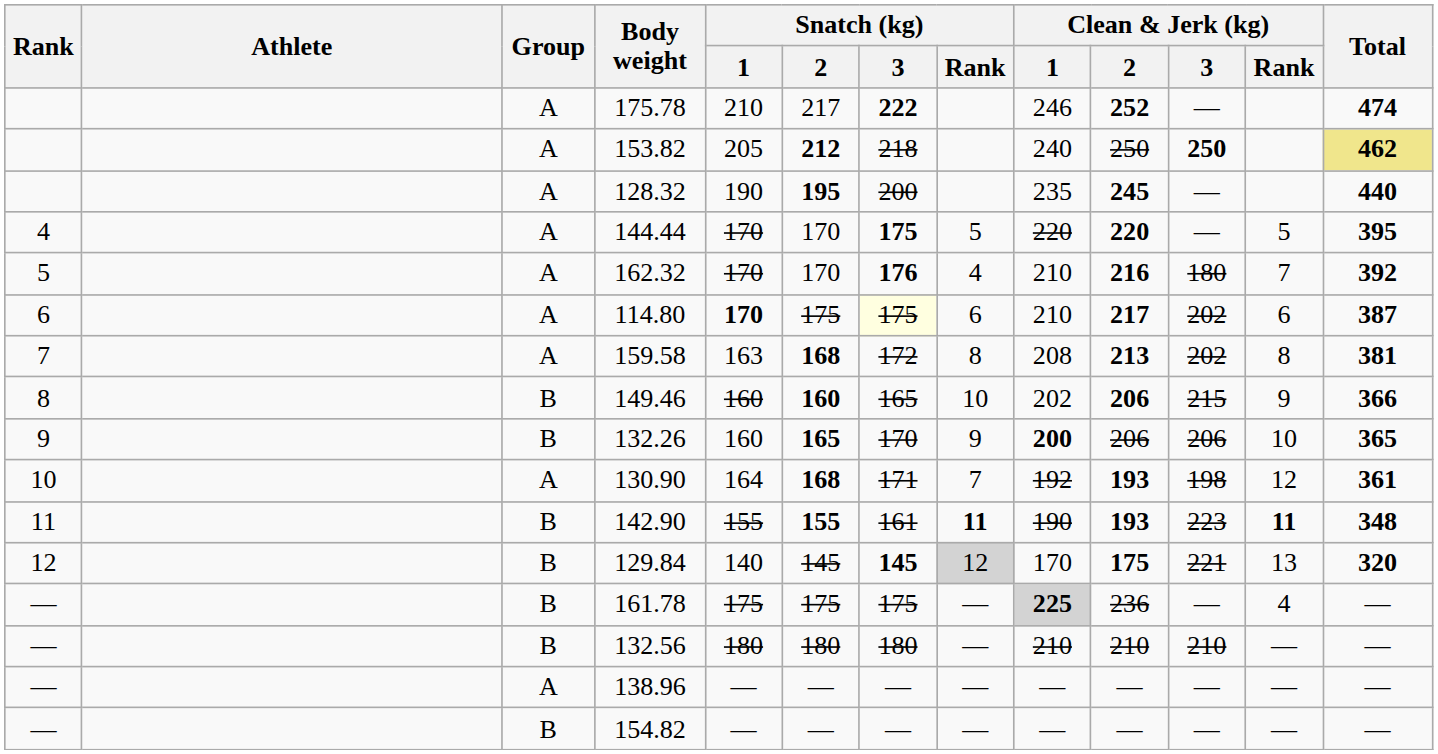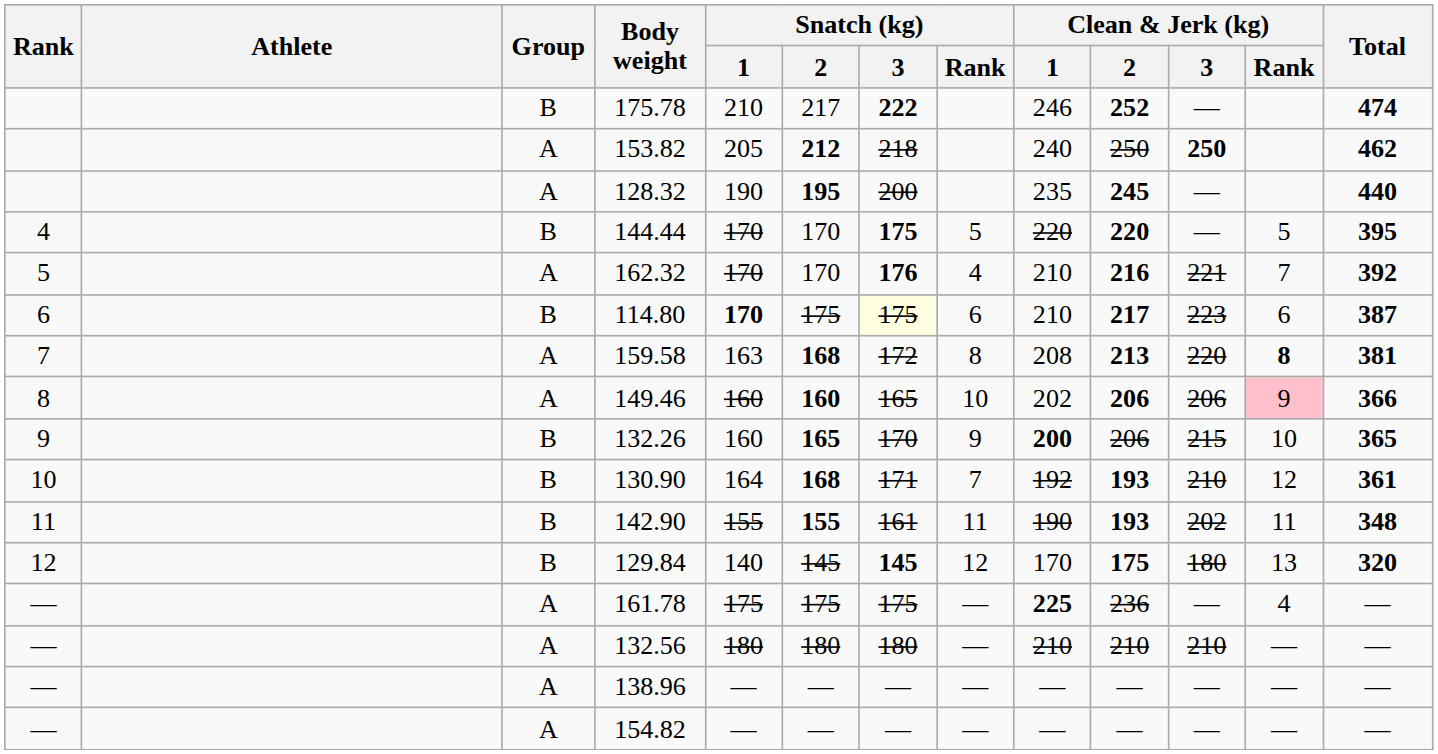(548, 107) A -> (548, 107) B
(1378, 149) khaki background -> (1378, 149) no background
(548, 231) A -> (548, 231) B
(1207, 273) 180 -> (1207, 273) 221
(548, 314) A -> (548, 314) B
(1207, 314) 202 -> (1207, 314) 223
(1207, 356) 202 -> (1207, 356) 220
(1284, 356) normal -> (1284, 356) bold
(548, 397) B -> (548, 397) A
(1207, 397) 215 -> (1207, 397) 206
(1284, 397) no background -> (1284, 397) pink background
(1207, 438) 206 -> (1207, 438) 215
(548, 480) A -> (548, 480) B
(1207, 480) 198 -> (1207, 480) 210
(975, 521) bold -> (975, 521) normal
(1207, 521) 223 -> (1207, 521) 202
(1284, 521) bold -> (1284, 521) normal
(975, 562) lightgrey background -> (975, 562) no background
(1207, 562) 221 -> (1207, 562) 180
(548, 604) B -> (548, 604) A
(1052, 604) lightgrey background -> (1052, 604) no background
(548, 645) B -> (548, 645) A
(548, 728) B -> (548, 728) A
